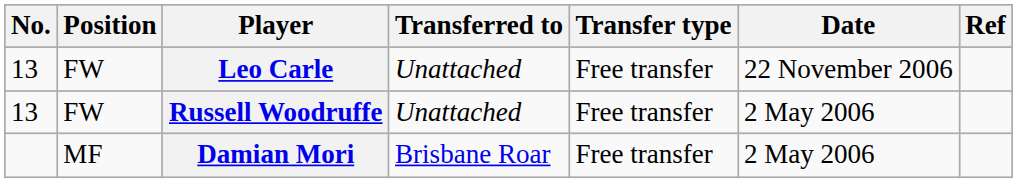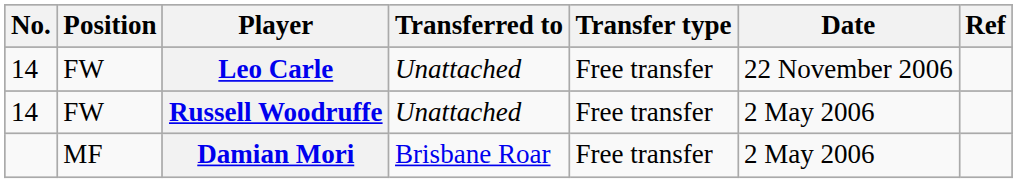(25, 68) 13 -> (25, 68) 14
(25, 111) 13 -> (25, 111) 14
